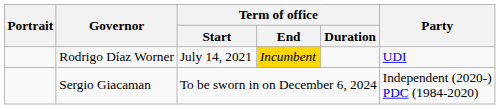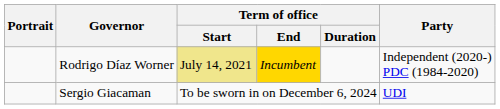(216, 57) no background -> (216, 64) khaki background
(395, 57) UDI -> (437, 64) Independent (2020-) PDC (1984-2020)
(437, 85) Independent (2020-) PDC (1984-2020) -> (395, 93) UDI
